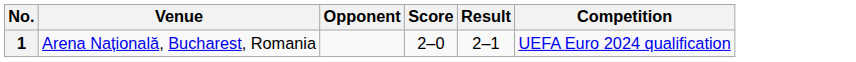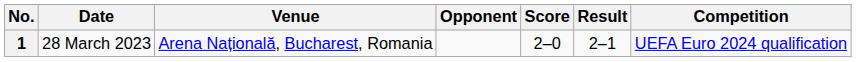+ column: (97, 17)
